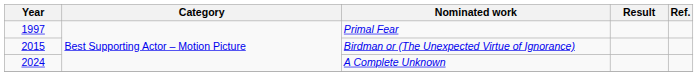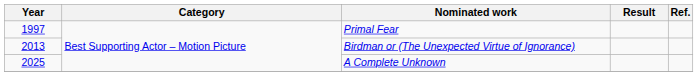(33, 46) 2015 -> (33, 46) 2013
(33, 63) 2024 -> (33, 63) 2025
